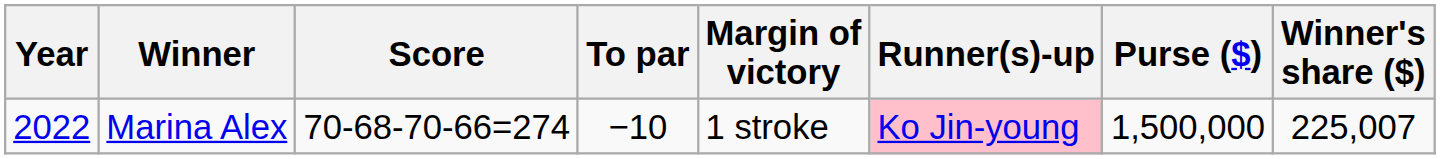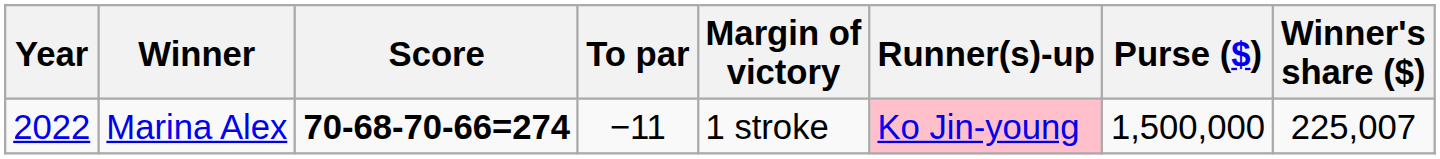(437, 126) normal -> (437, 126) bold
(638, 126) −10 -> (638, 126) −11
